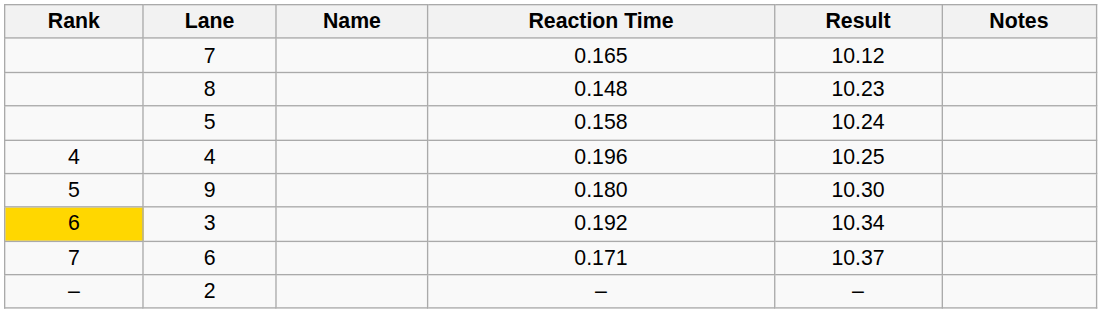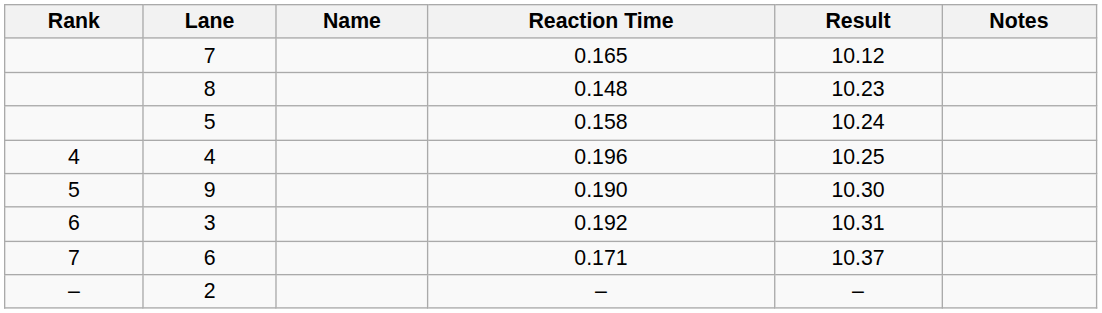(601, 190) 0.180 -> (601, 190) 0.190
(74, 223) gold background -> (74, 223) no background
(858, 223) 10.34 -> (858, 223) 10.31
